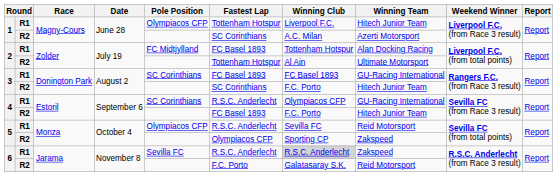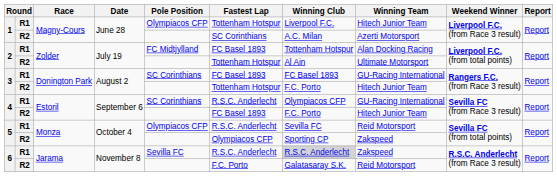(239, 88) SC Corinthians -> (246, 88) Tottenham Hotspur
